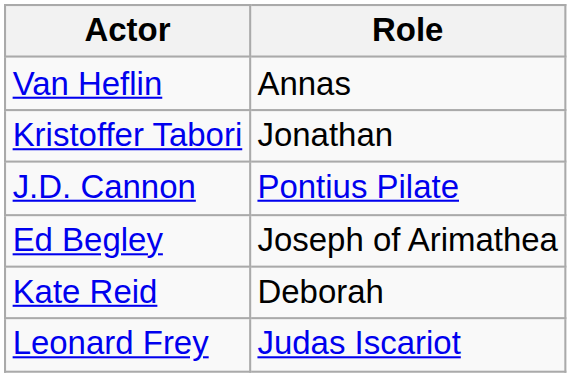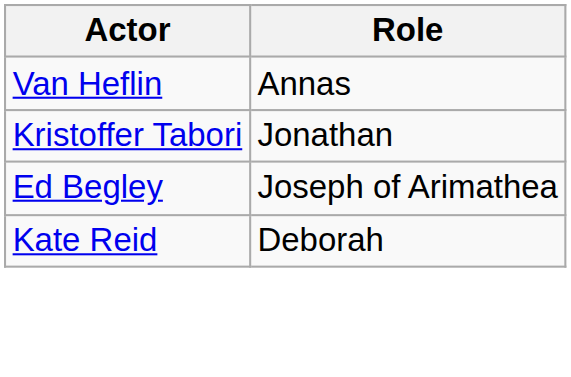- row: (104, 187)
- row: (111, 344)
